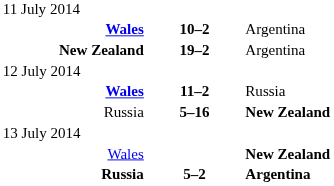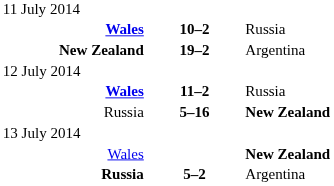(275, 29) Argentina -> (265, 29) Russia
(278, 174) bold -> (275, 174) normal
